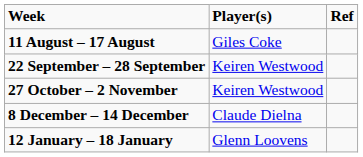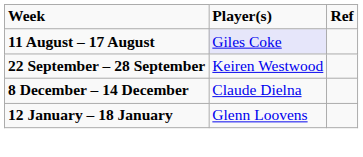(247, 41) no background -> (247, 41) lavender background
- row: (93, 90)
